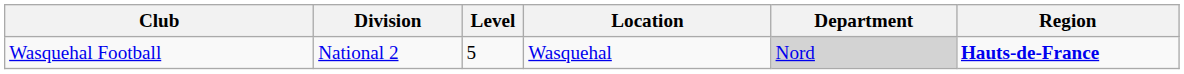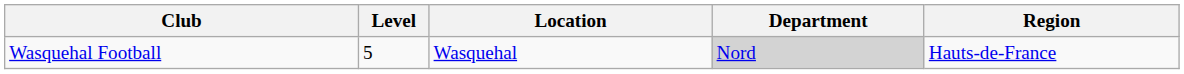- column: (388, 20)
(1030, 52) bold -> (993, 52) normal
